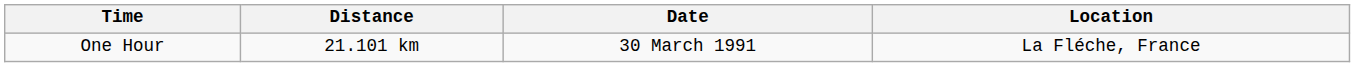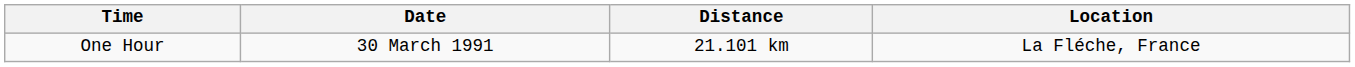columns swapped: (372, 19) <-> (688, 19)
